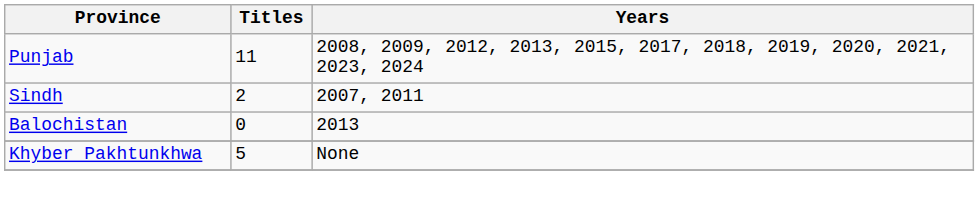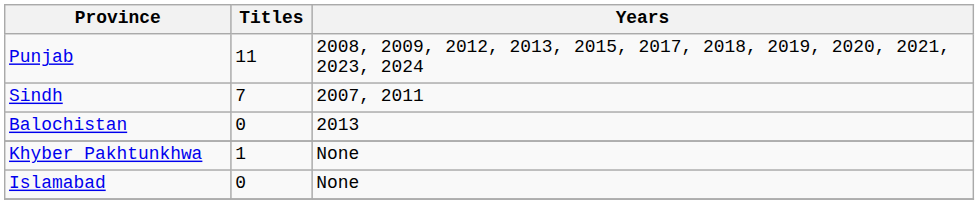(241, 98) 2 -> (241, 98) 7
(241, 155) 5 -> (241, 155) 1
+ row: (57, 184)
